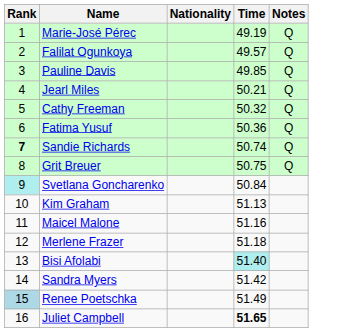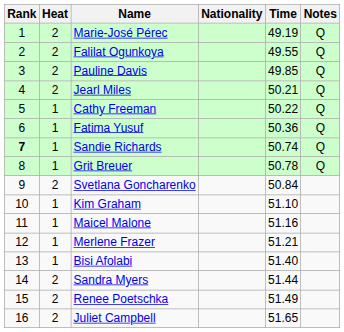+ column: (55, 14)
(252, 52) 49.57 -> (283, 52) 49.55
(252, 109) 50.32 -> (283, 109) 50.22
(252, 166) 50.75 -> (283, 166) 50.78
(22, 185) paleturquoise background -> (22, 185) no background
(252, 204) 51.13 -> (283, 204) 51.10
(252, 242) 51.18 -> (283, 242) 51.21
(252, 261) paleturquoise background -> (283, 261) no background
(252, 280) 51.42 -> (283, 280) 51.44
(22, 299) lightblue background -> (22, 299) no background
(252, 318) bold -> (283, 318) normal
